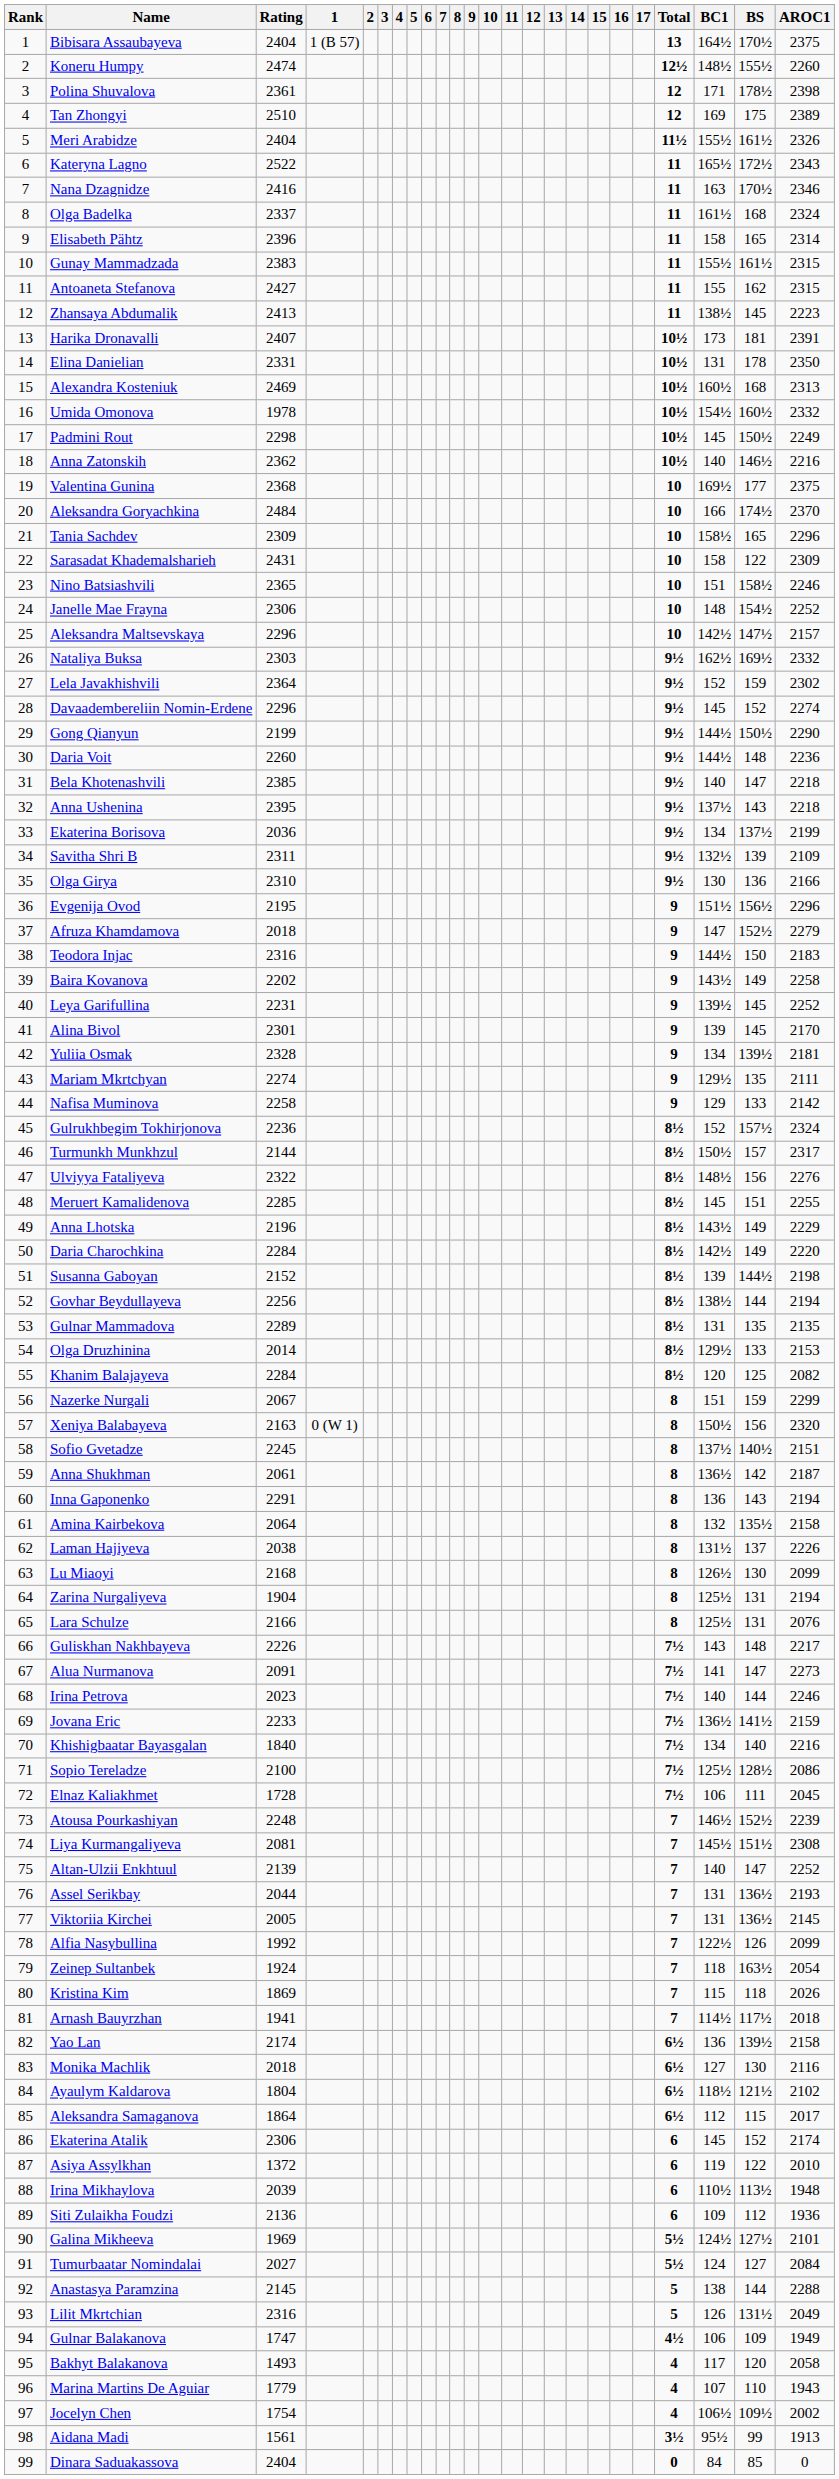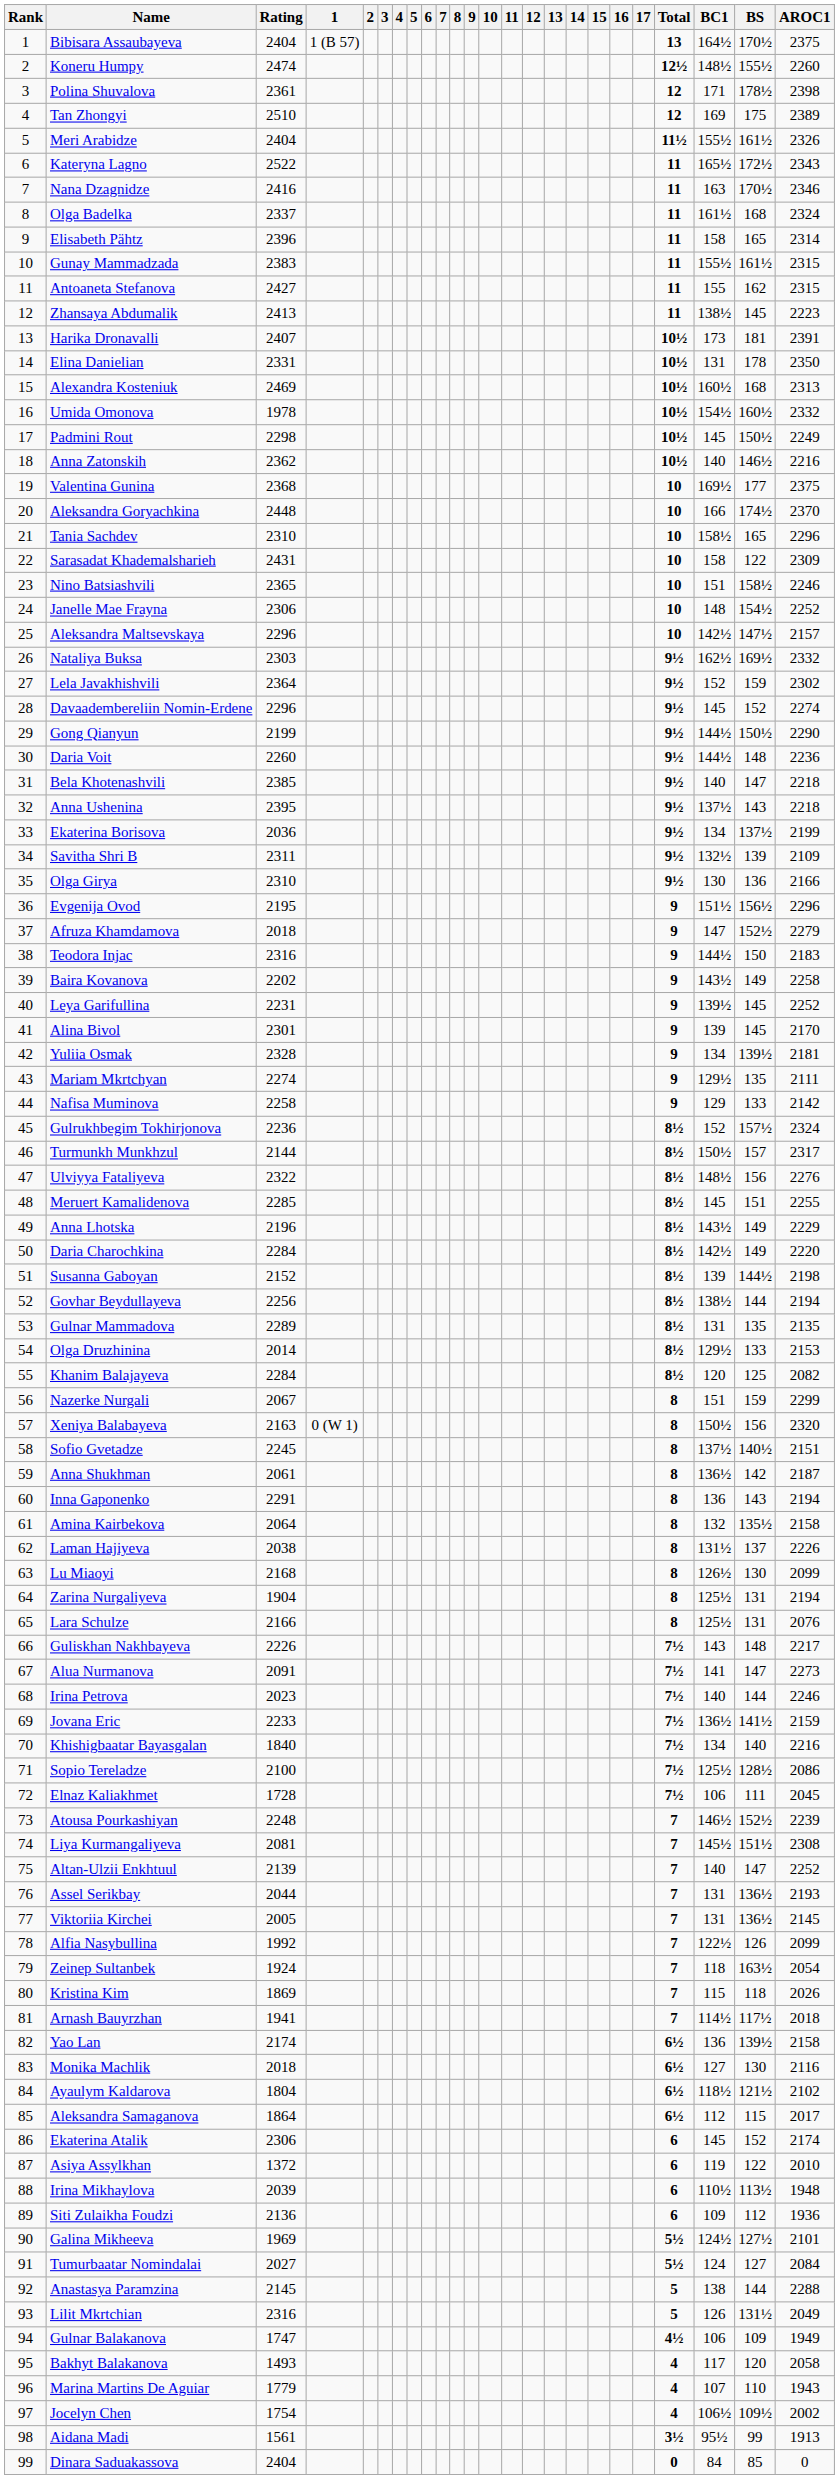(281, 511) 2484 -> (281, 511) 2448
(281, 535) 2309 -> (281, 535) 2310
